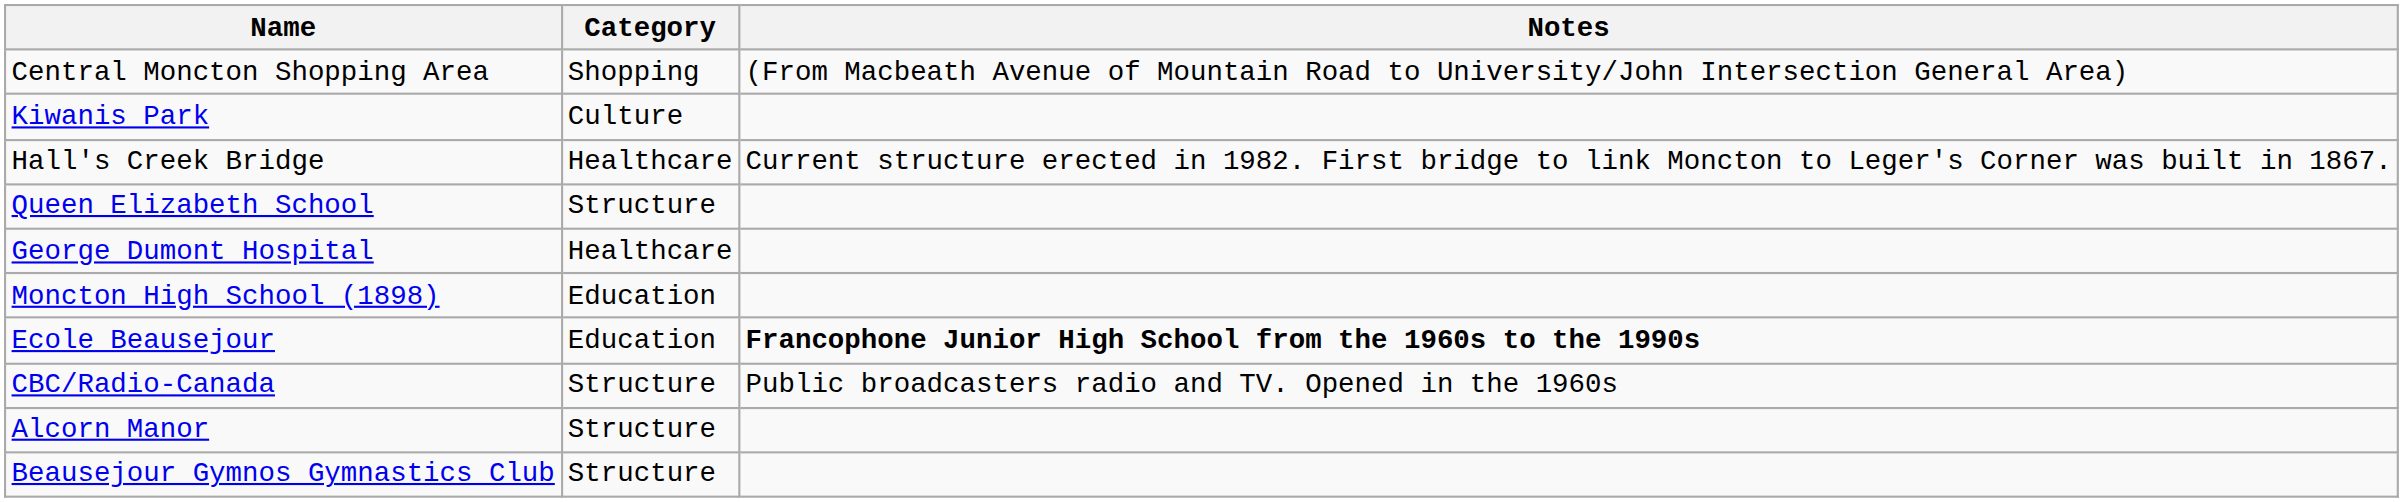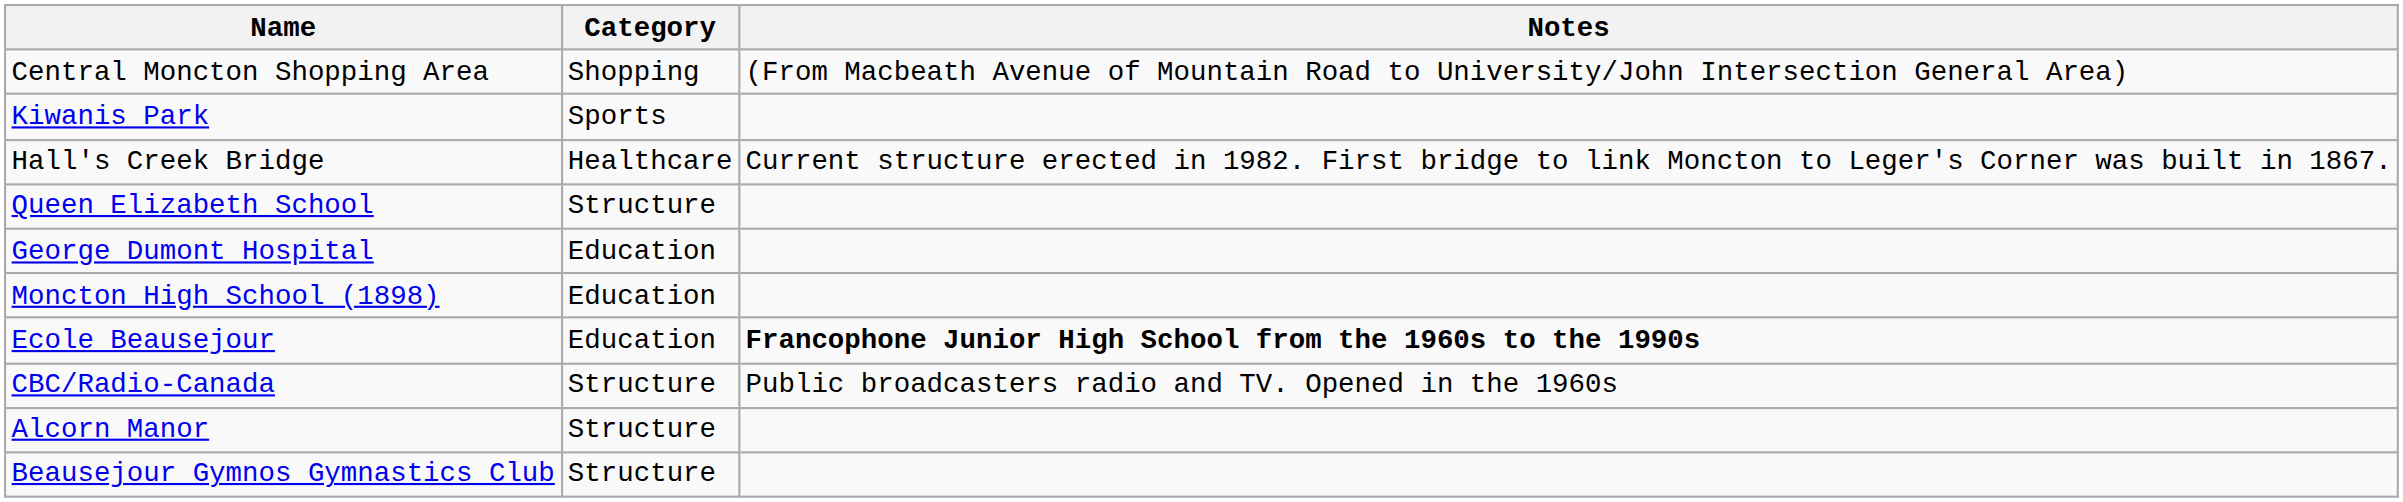(625, 117) Culture -> (617, 117) Sports
(650, 251) Healthcare -> (642, 251) Education
